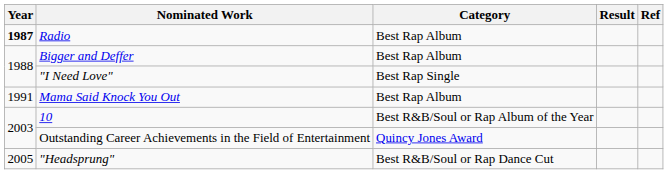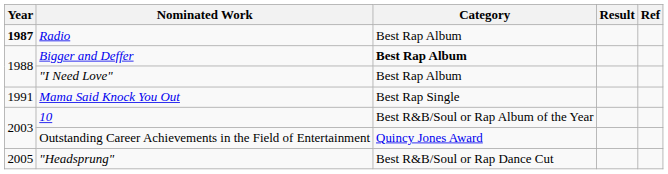(419, 55) normal -> (421, 55) bold
(418, 76) Best Rap Single -> (419, 76) Best Rap Album
(419, 96) Best Rap Album -> (418, 96) Best Rap Single
